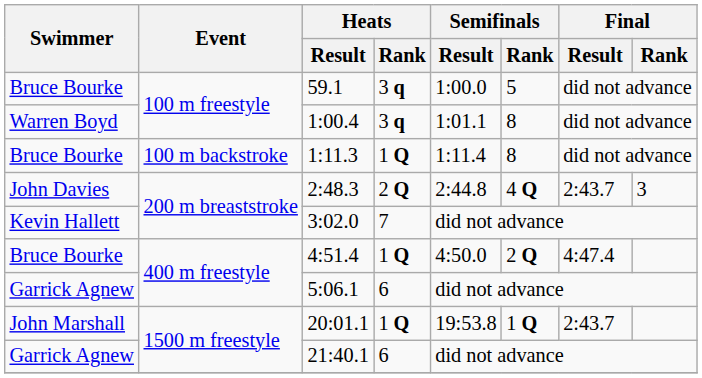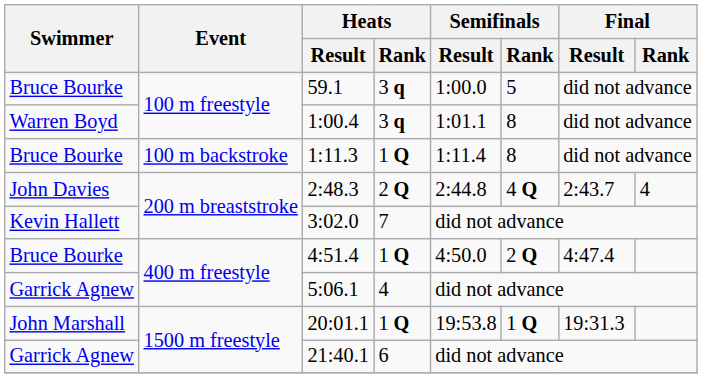(642, 189) 3 -> (645, 189) 4
(383, 289) 6 -> (383, 289) 4
(589, 323) 2:43.7 -> (594, 323) 19:31.3
